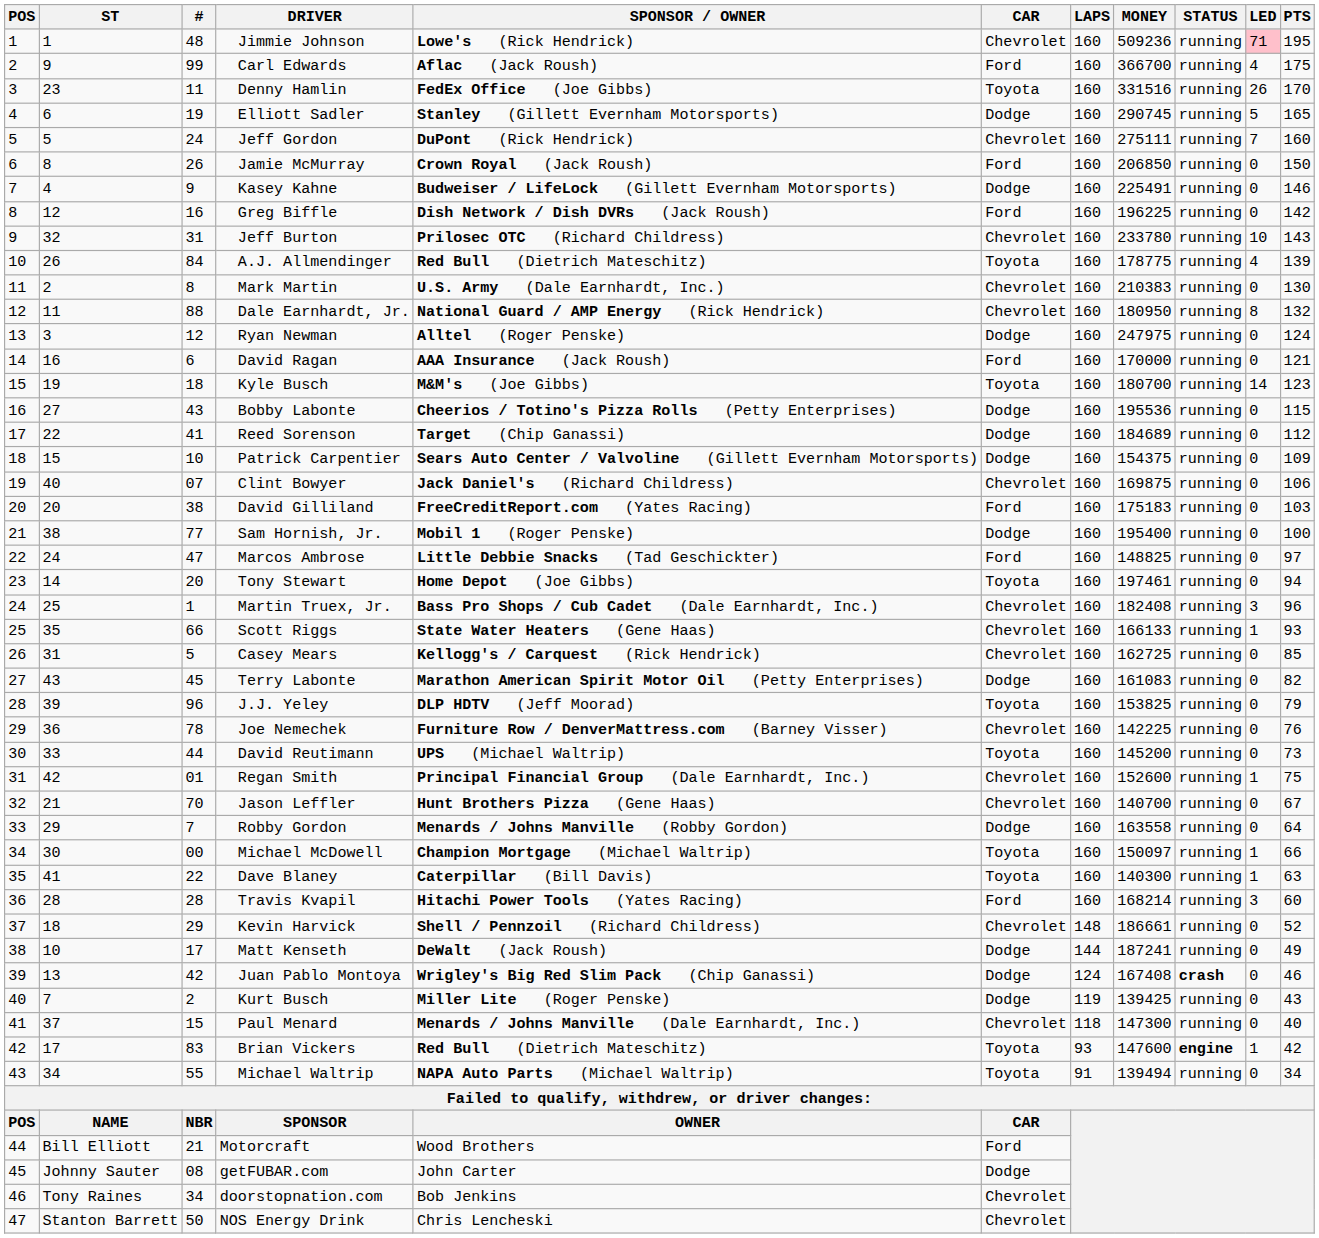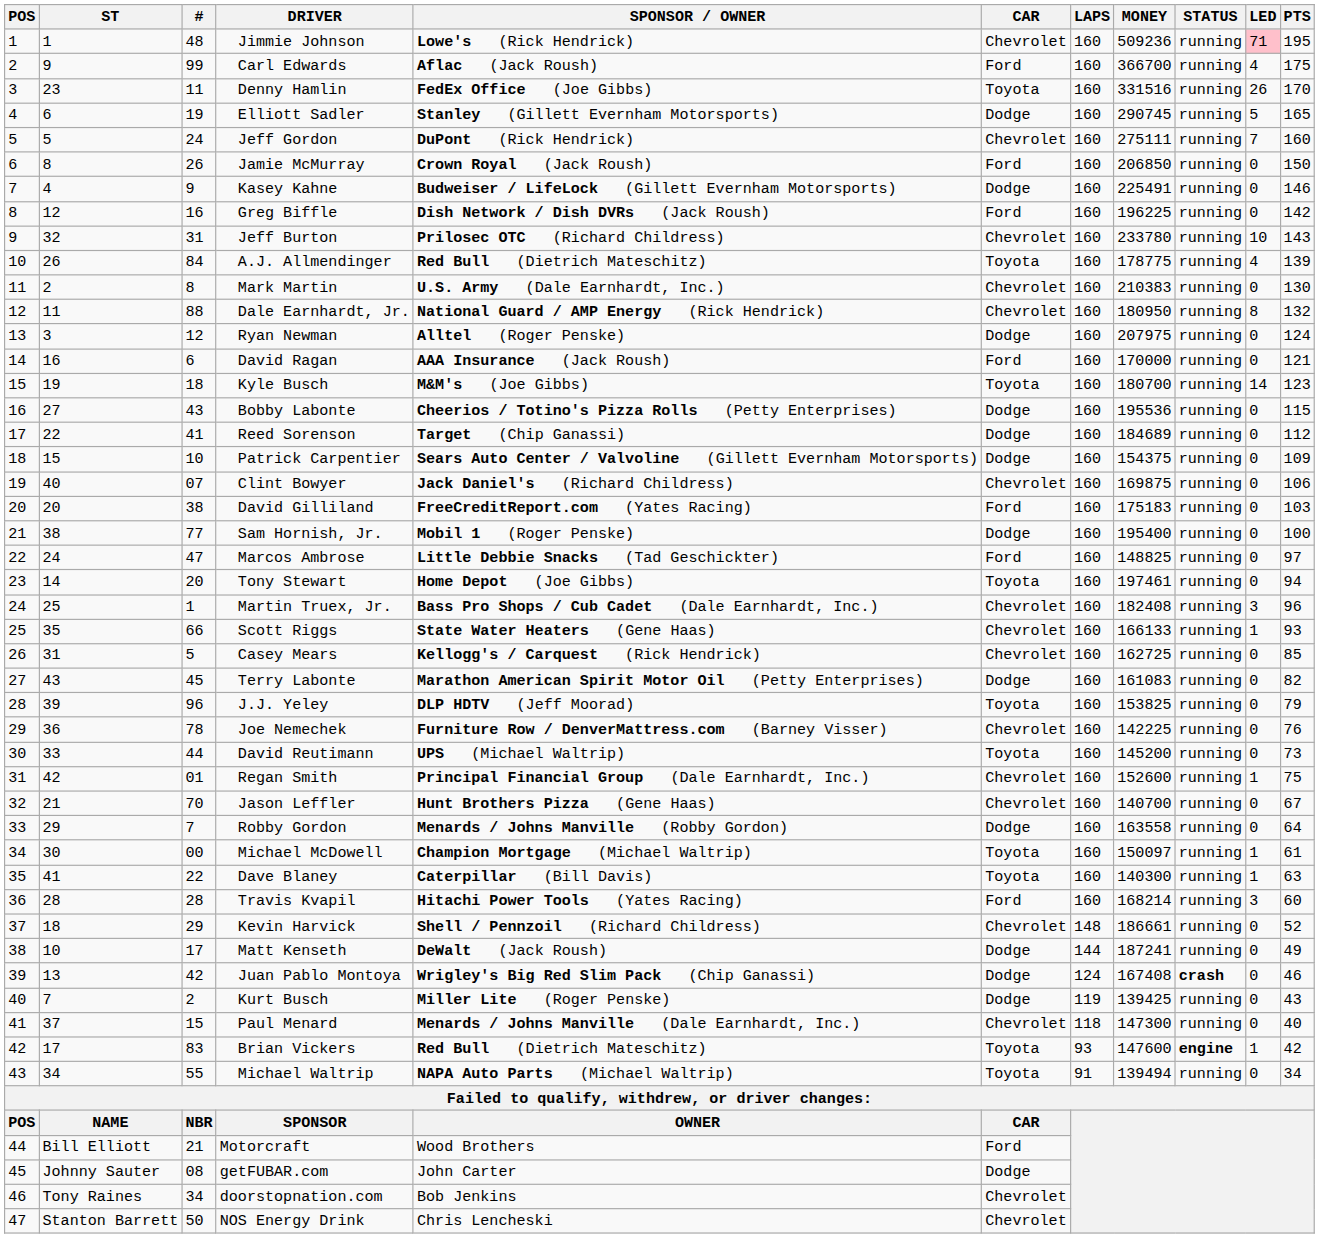(1144, 336) 247975 -> (1144, 336) 207975
(1293, 853) 66 -> (1293, 853) 61
